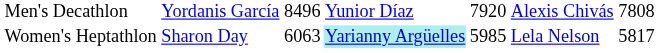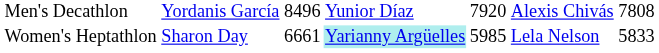(302, 36) 6063 -> (302, 36) 6661
(636, 36) 5817 -> (636, 36) 5833
